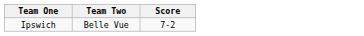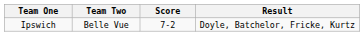+ column: (277, 11)
